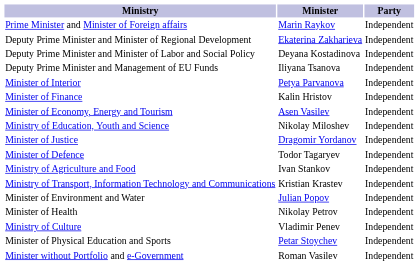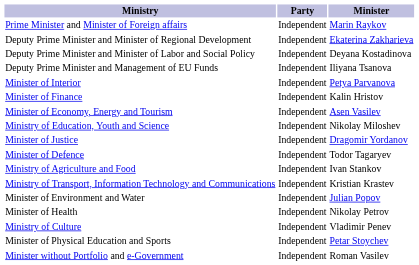columns swapped: (320, 11) <-> (389, 11)
